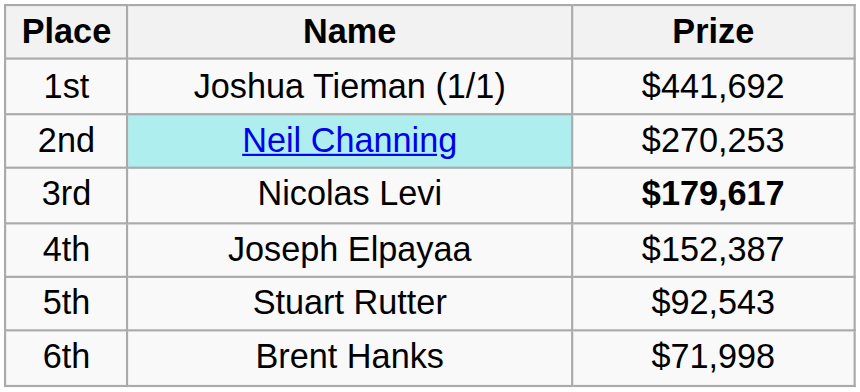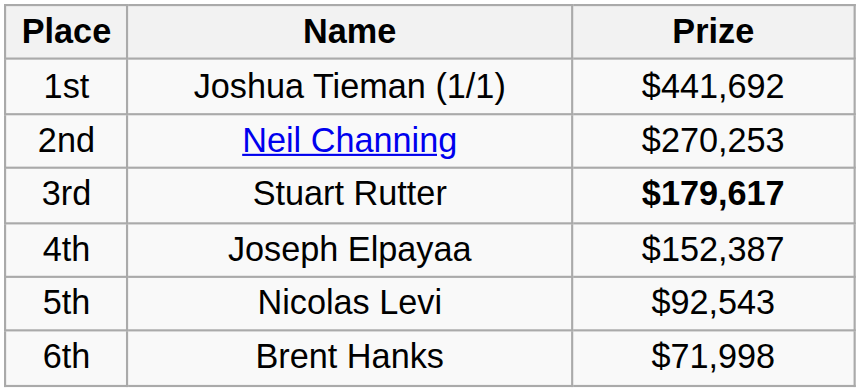(350, 140) paleturquoise background -> (350, 140) no background
(350, 194) Nicolas Levi -> (350, 194) Stuart Rutter
(350, 303) Stuart Rutter -> (350, 303) Nicolas Levi
